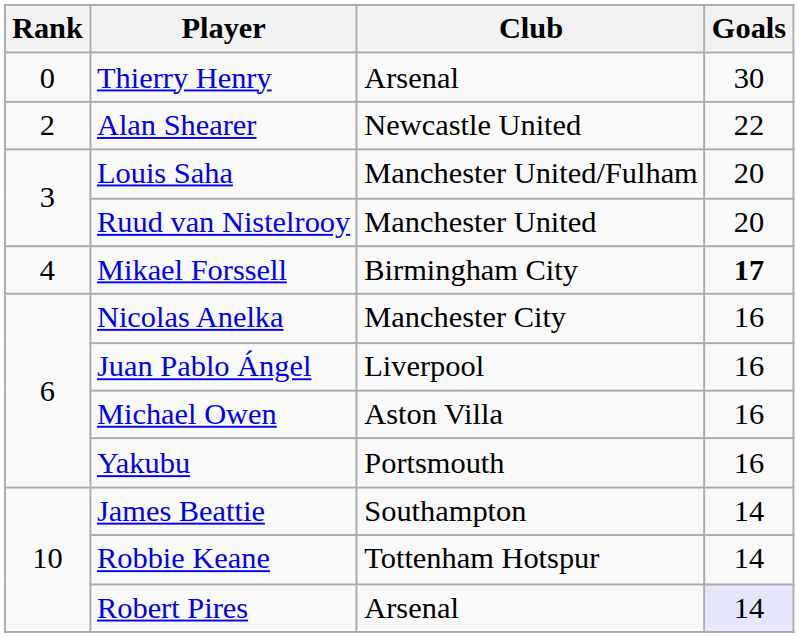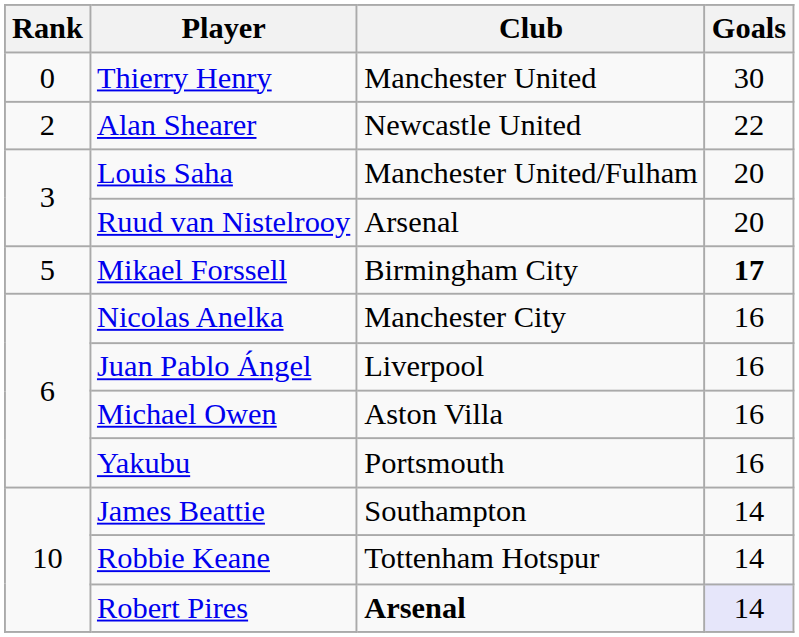(412, 76) Arsenal -> (480, 76) Manchester United
(480, 221) Manchester United -> (412, 221) Arsenal
(47, 269) 4 -> (47, 269) 5
(412, 607) normal -> (415, 607) bold
